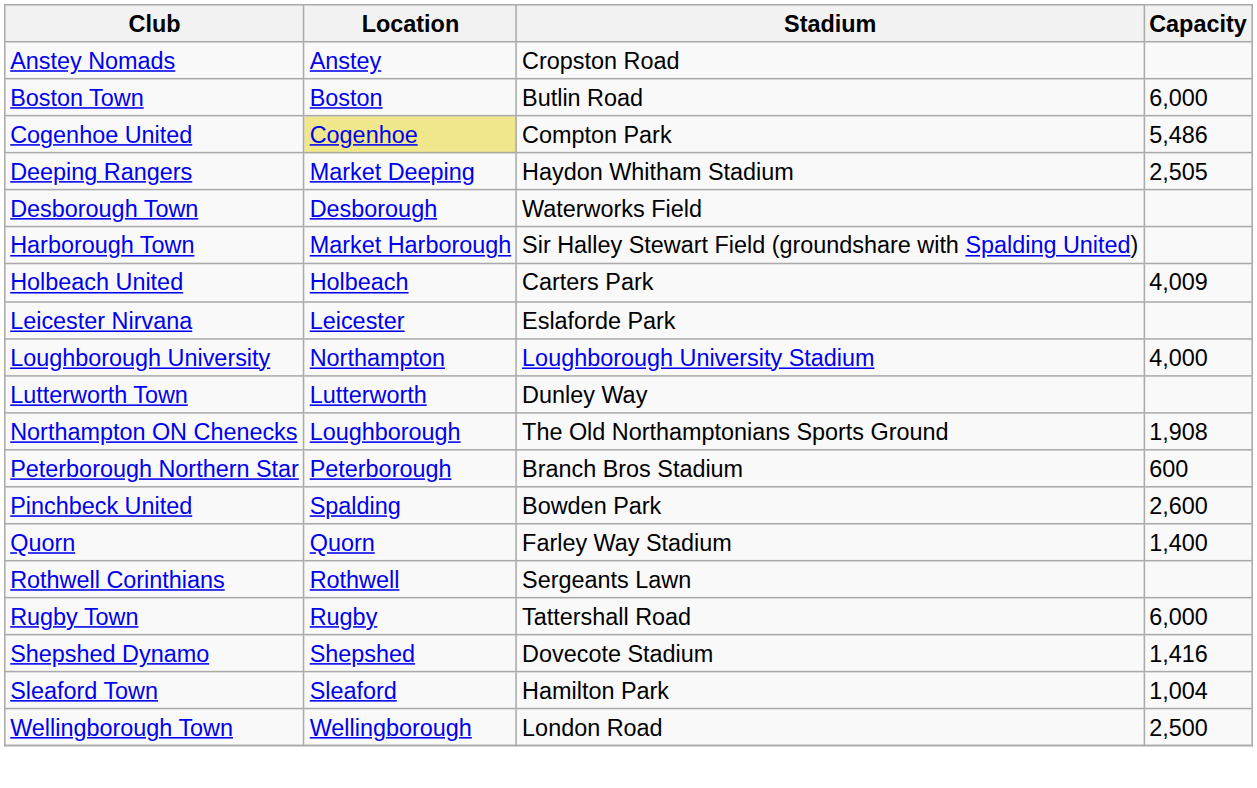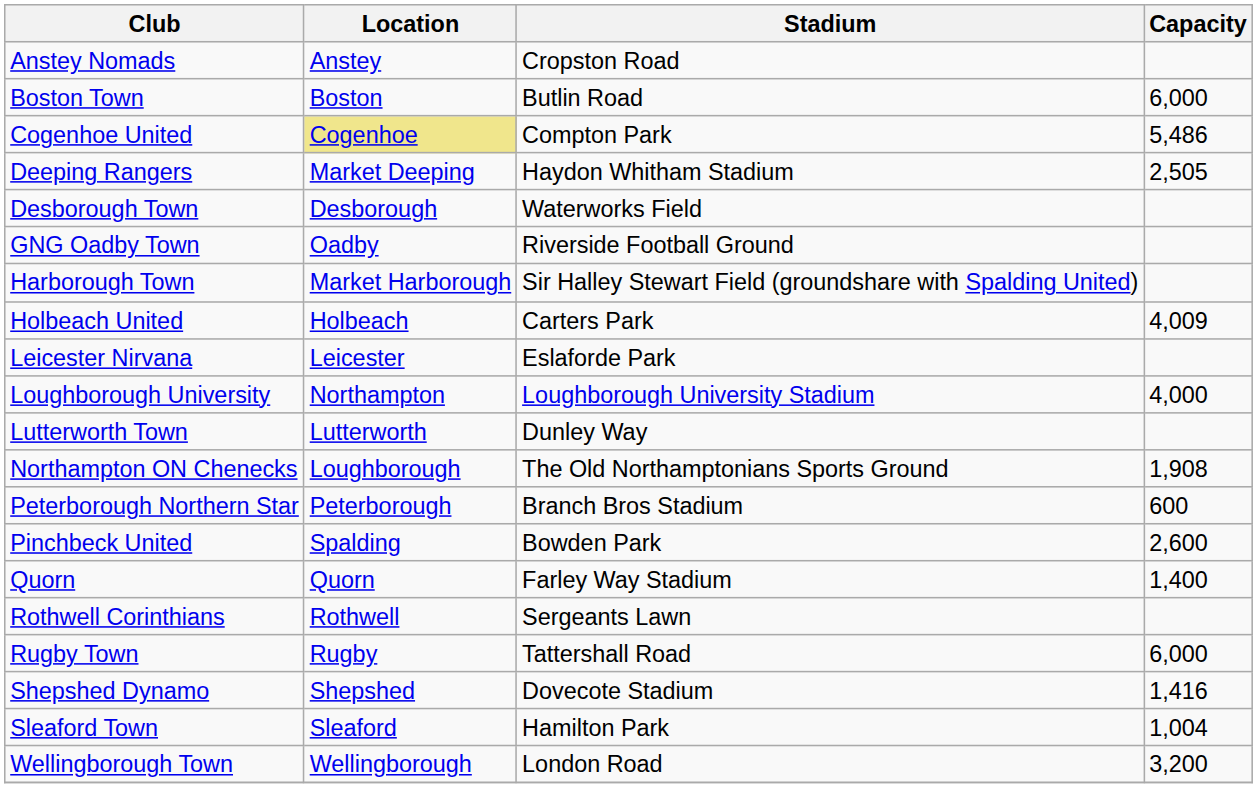+ row: (105, 246)
(1178, 728) 2,500 -> (1178, 765) 3,200
